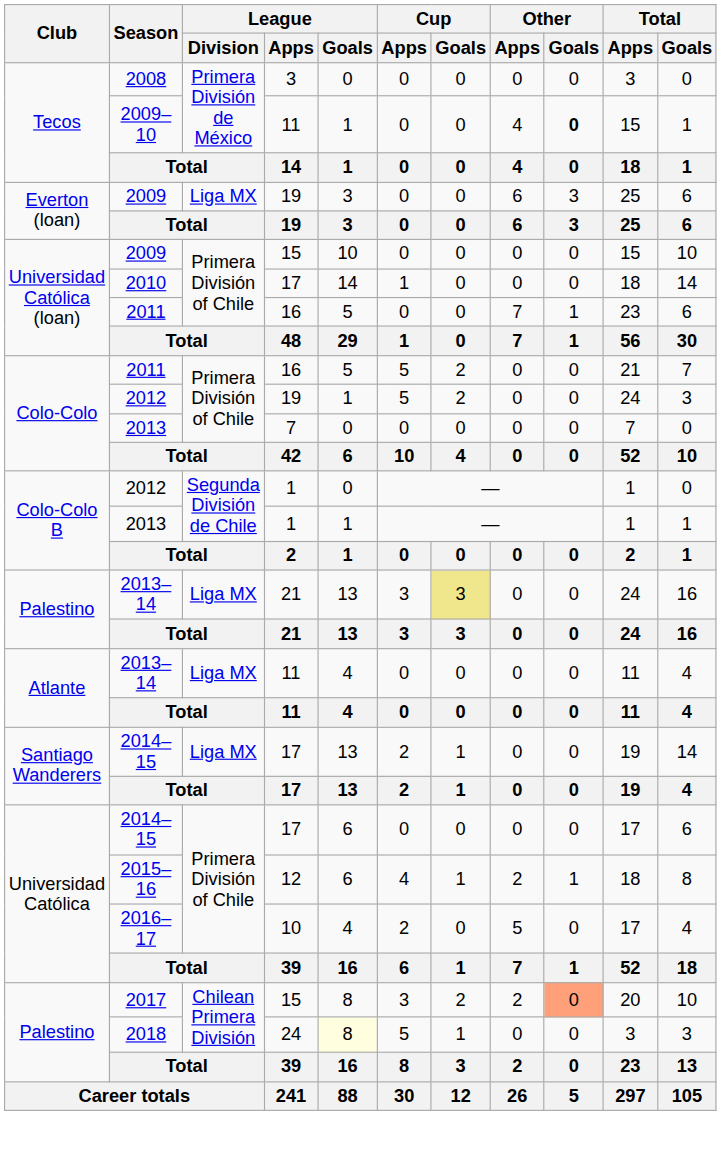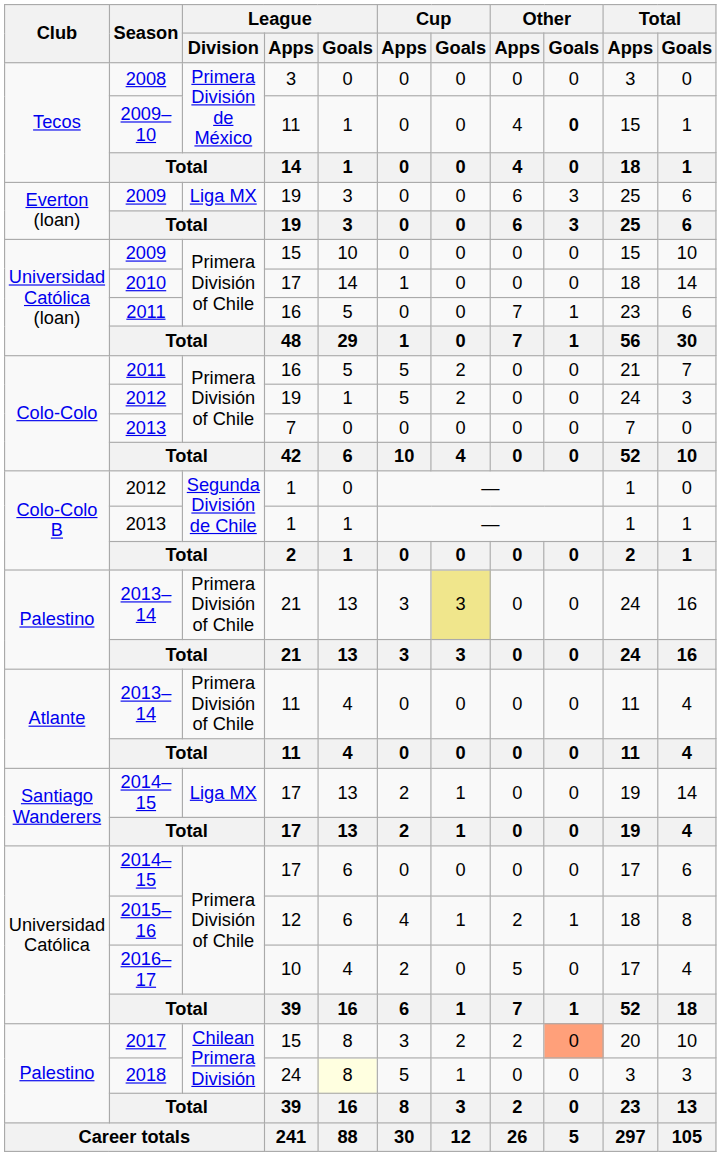(223, 594) Liga MX -> (223, 604) Primera División of Chile
(223, 673) Liga MX -> (223, 703) Primera División of Chile
